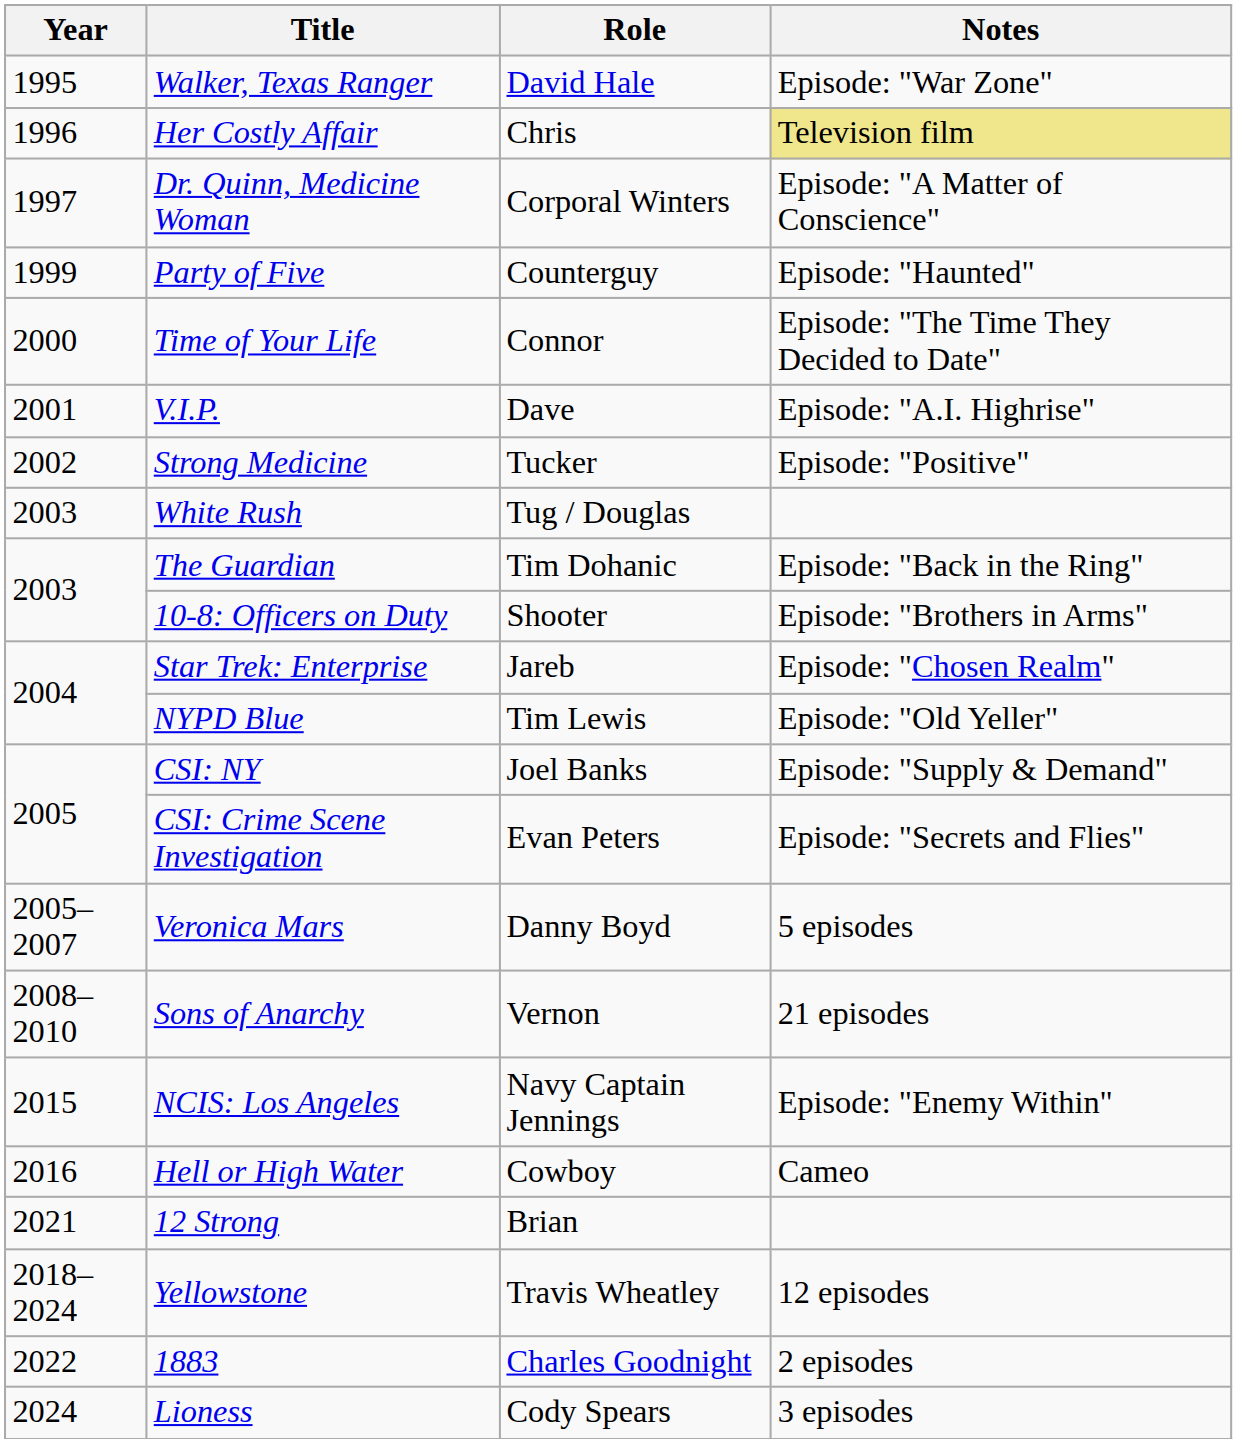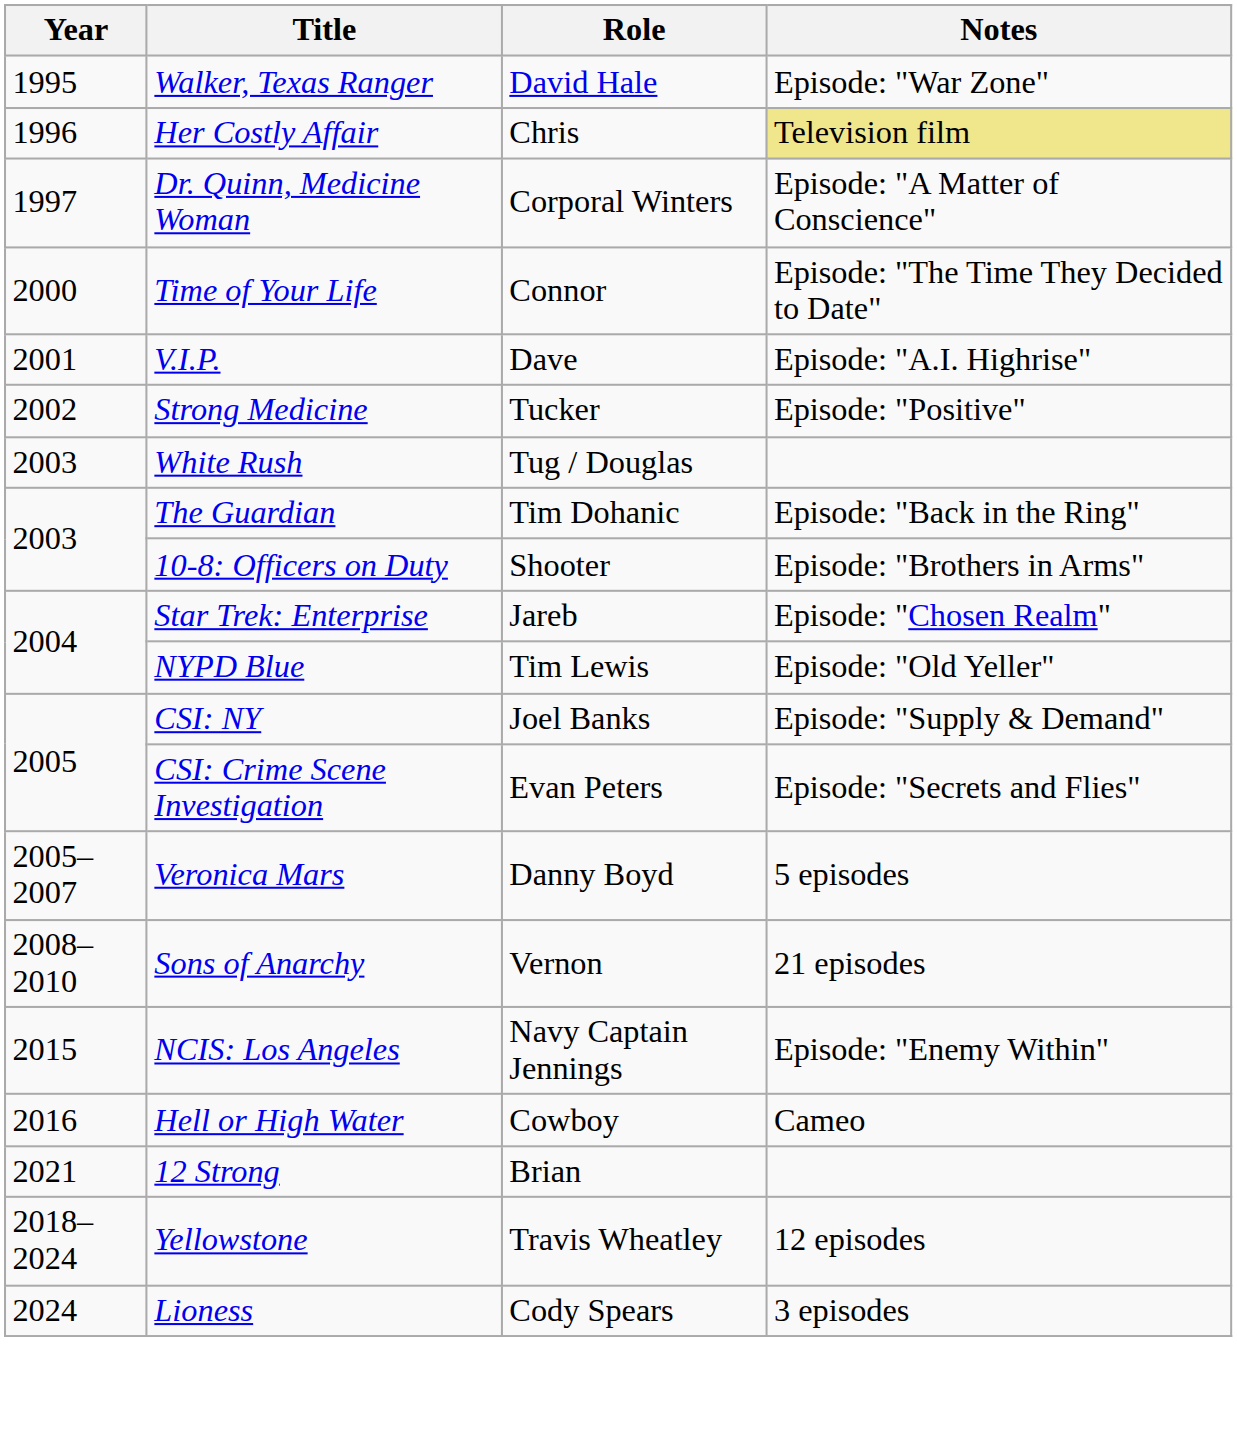- row: (239, 271)
- row: (186, 1361)
